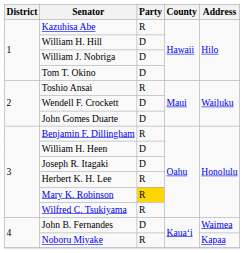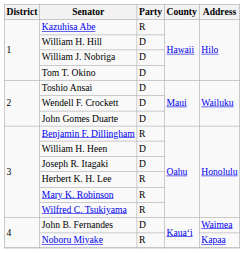(142, 88) R -> (143, 88) D
(142, 194) gold background -> (142, 194) no background
